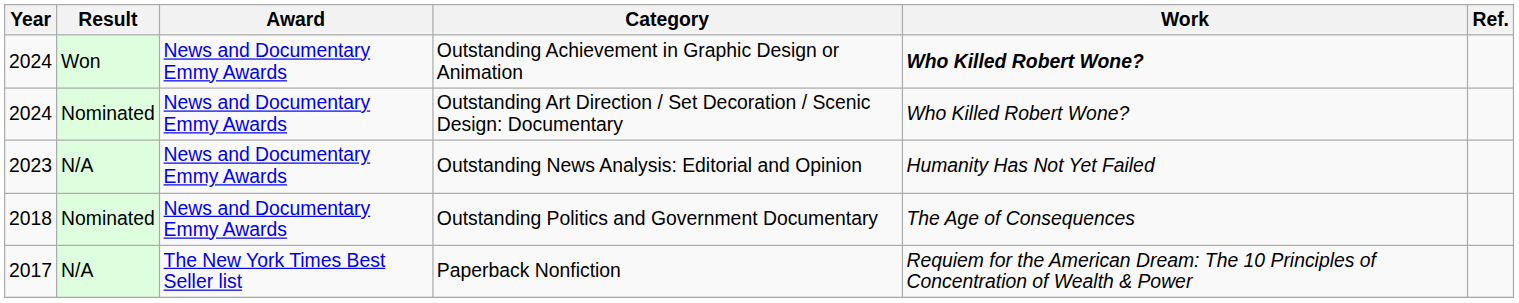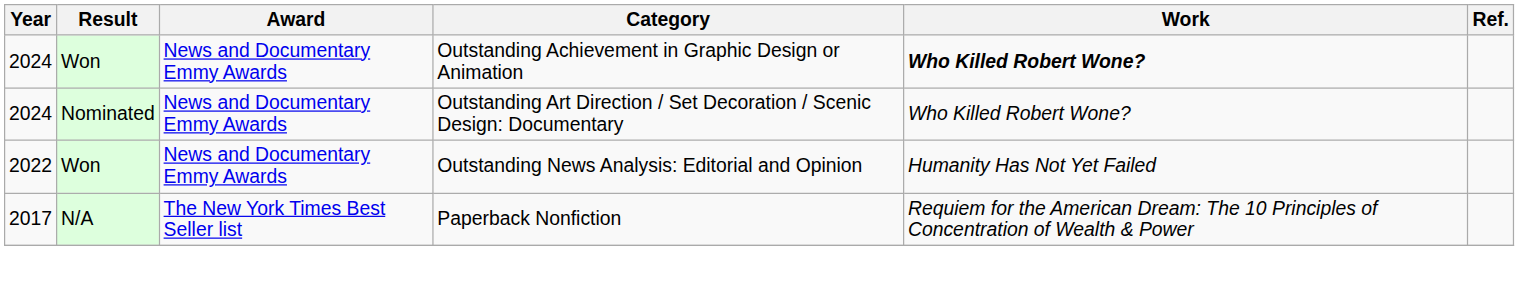(31, 166) 2023 -> (31, 166) 2022
(77, 166) N/A -> (81, 166) Won
- row: (657, 218)
